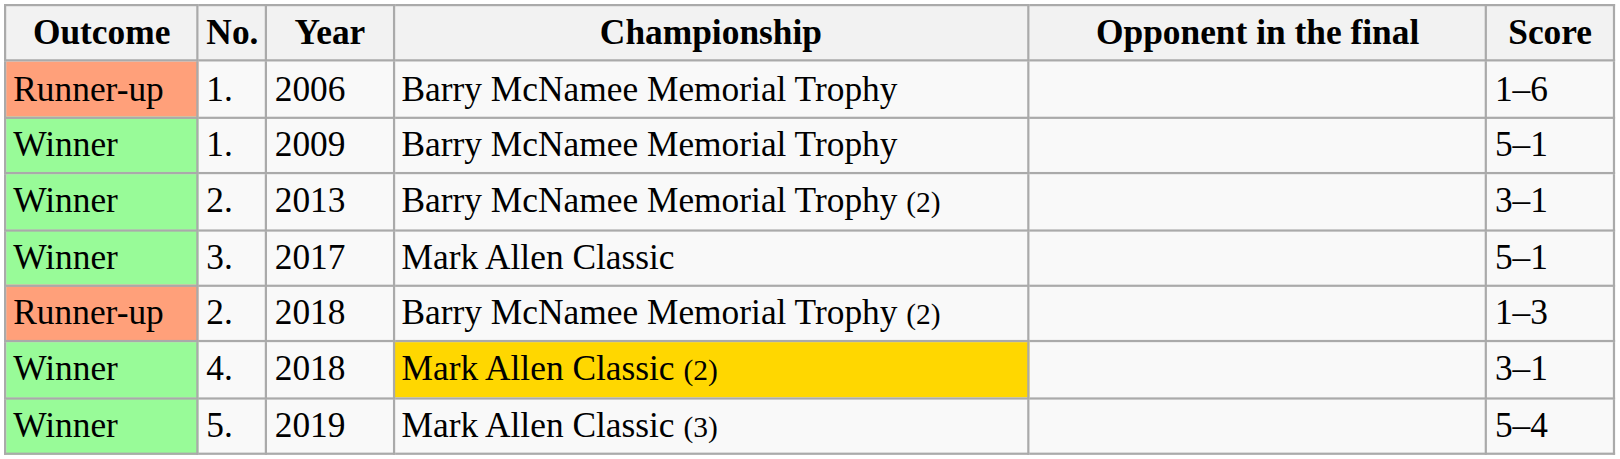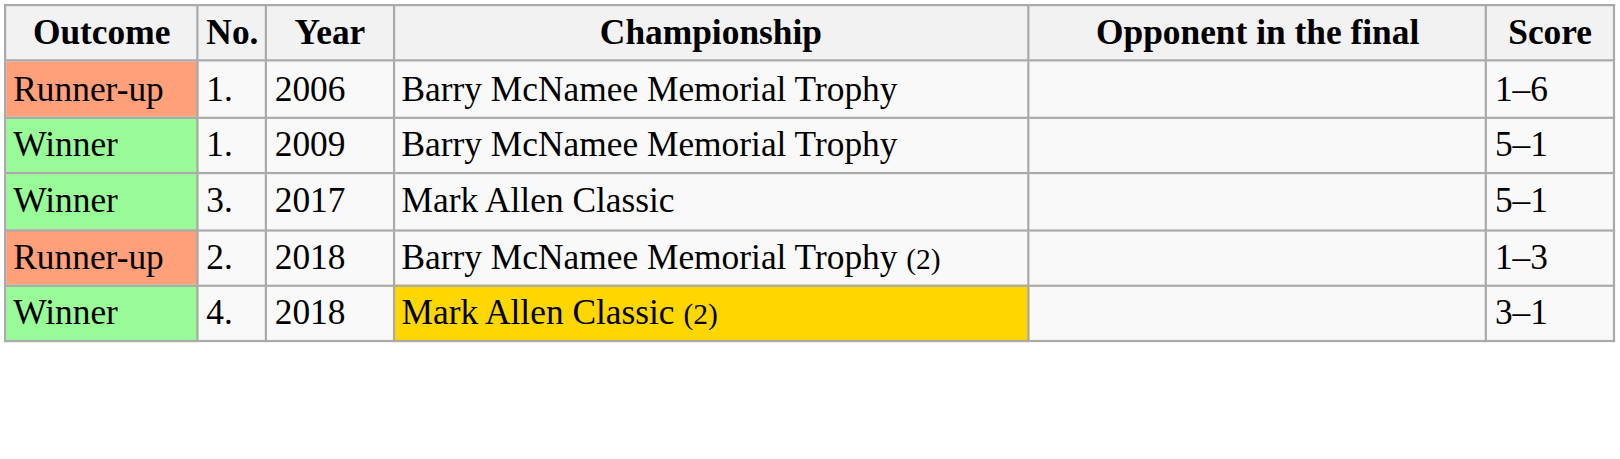- row: (220, 200)
- row: (220, 425)
